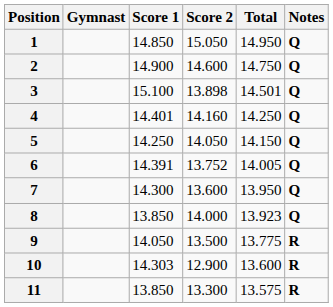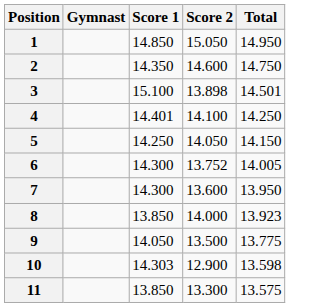- column: (306, 17)
(153, 66) 14.900 -> (153, 66) 14.350
(207, 116) 14.160 -> (207, 116) 14.100
(153, 165) 14.391 -> (153, 165) 14.300
(261, 265) 13.600 -> (261, 265) 13.598
